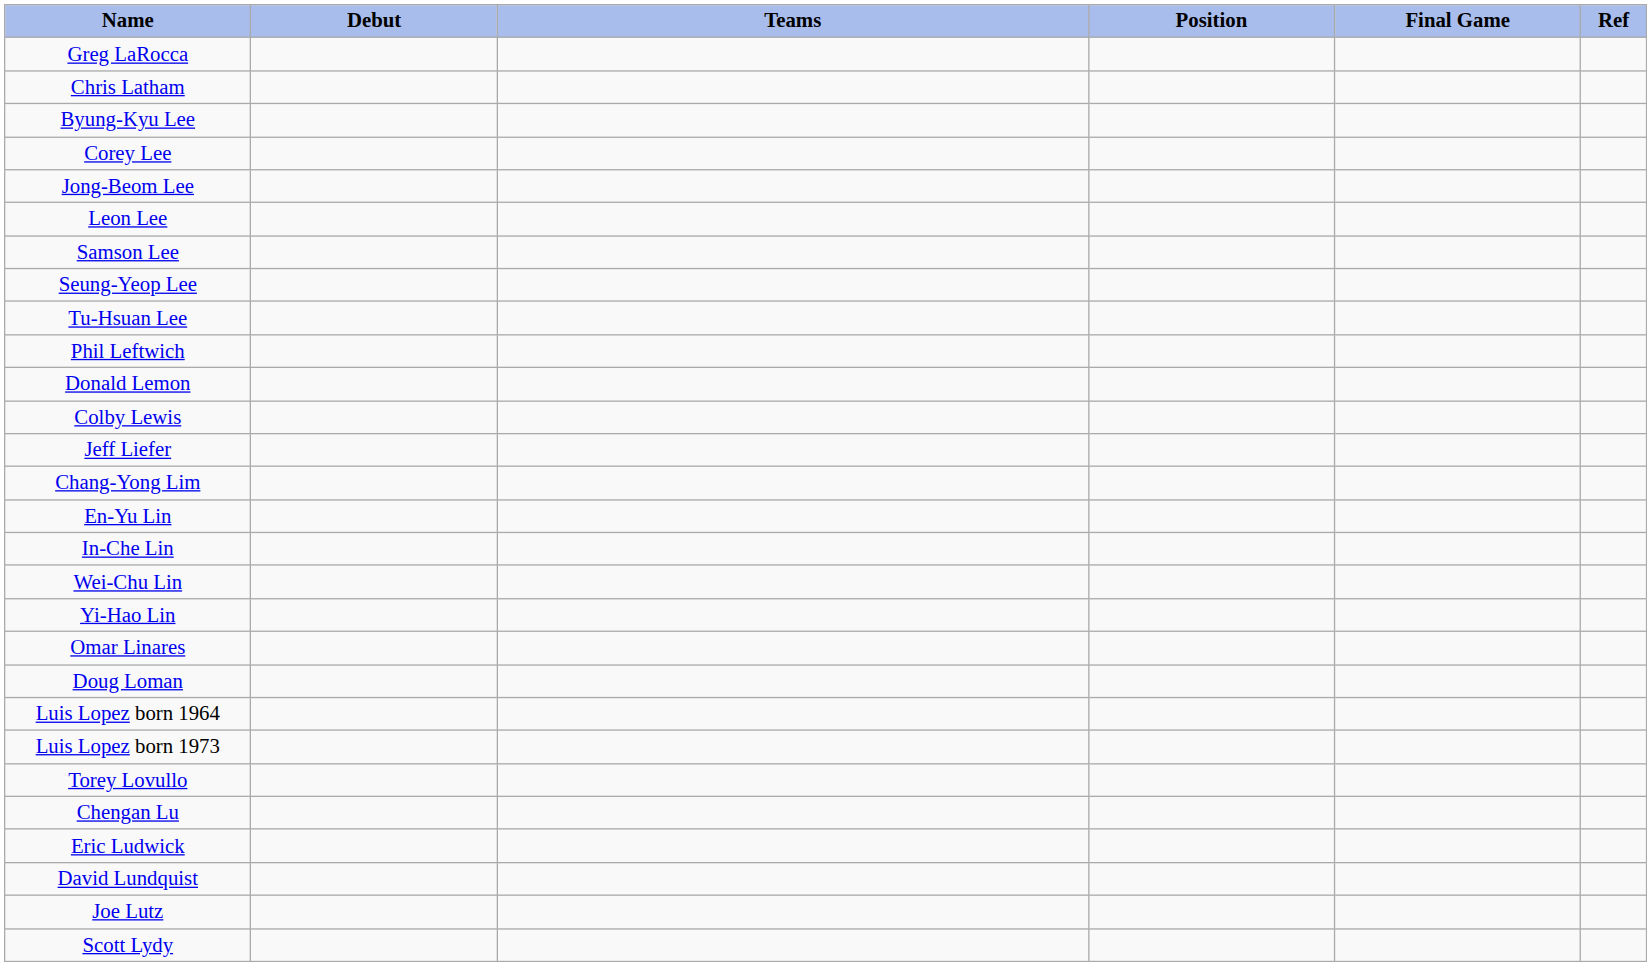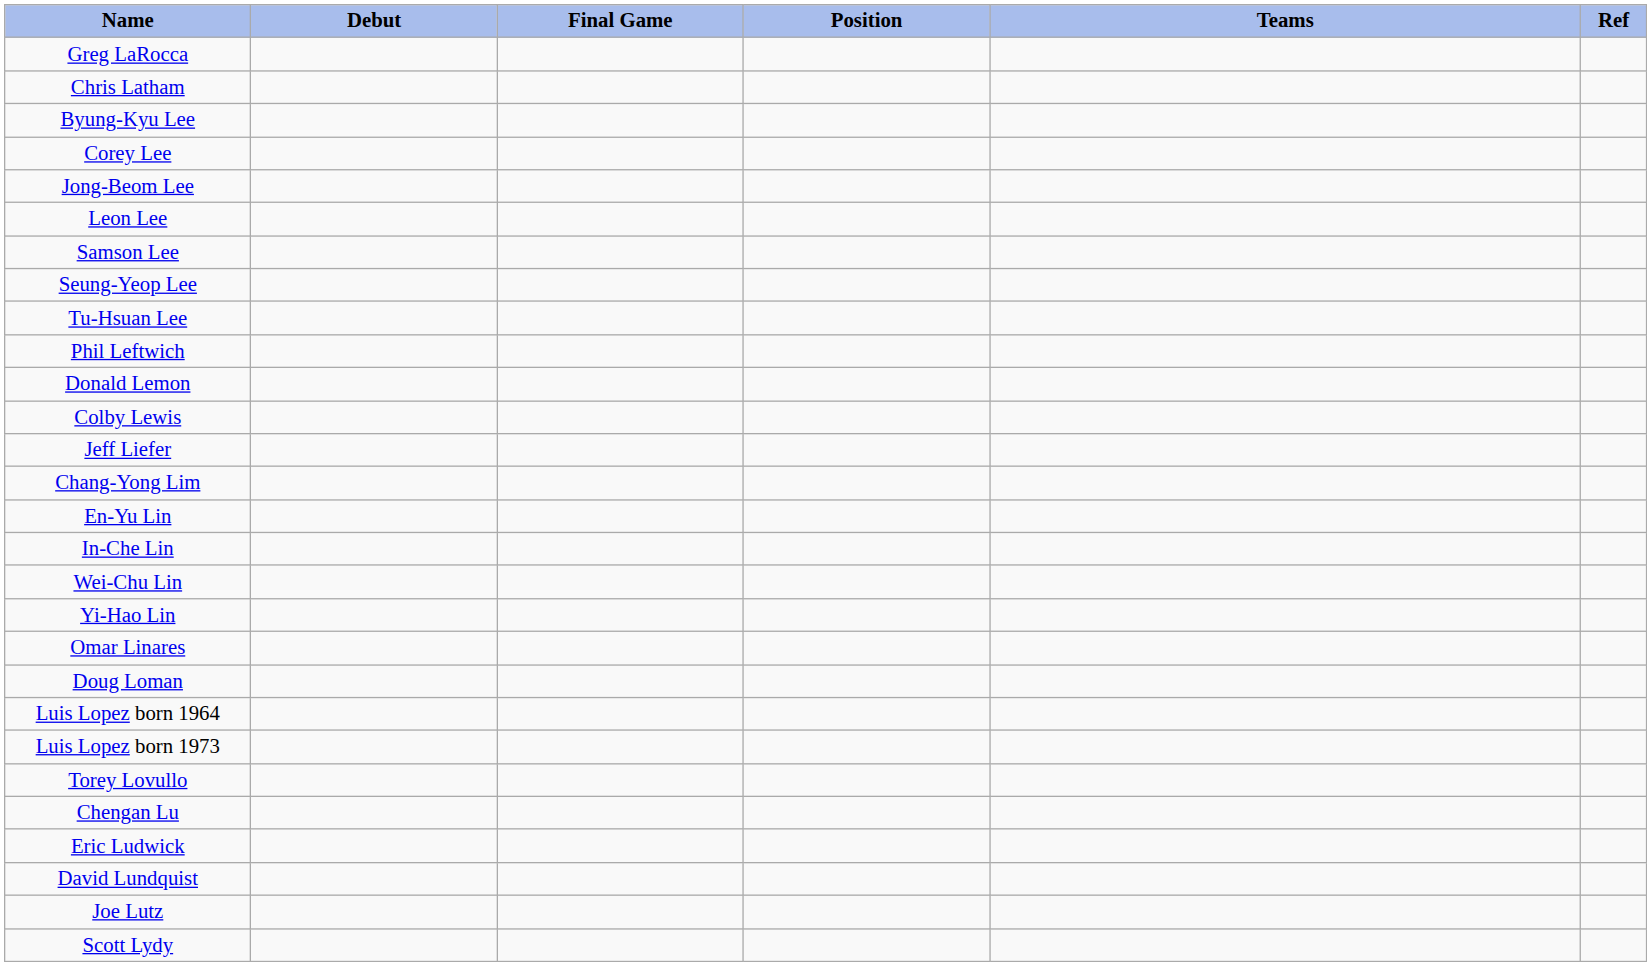columns swapped: (1458, 20) <-> (793, 20)
